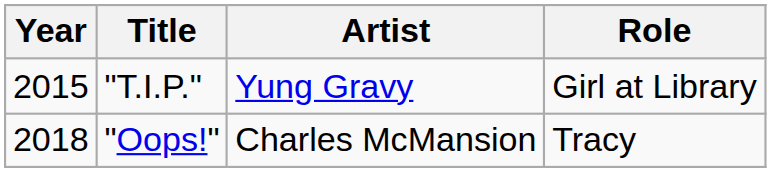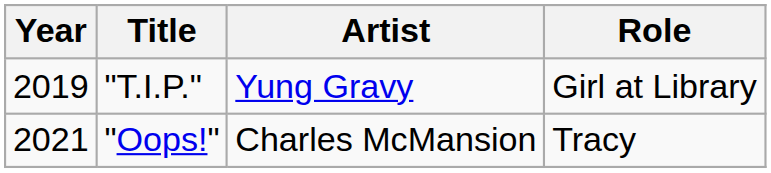(51, 85) 2015 -> (51, 85) 2019
(51, 139) 2018 -> (51, 139) 2021
